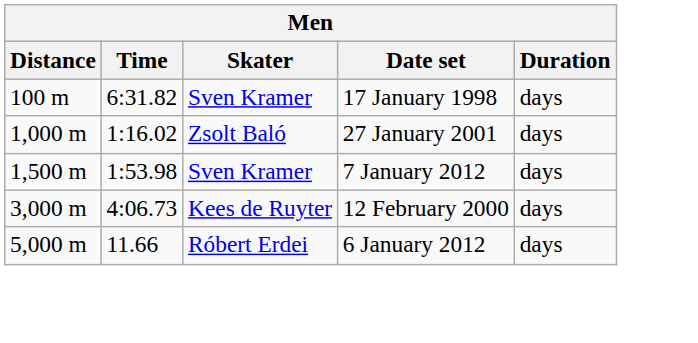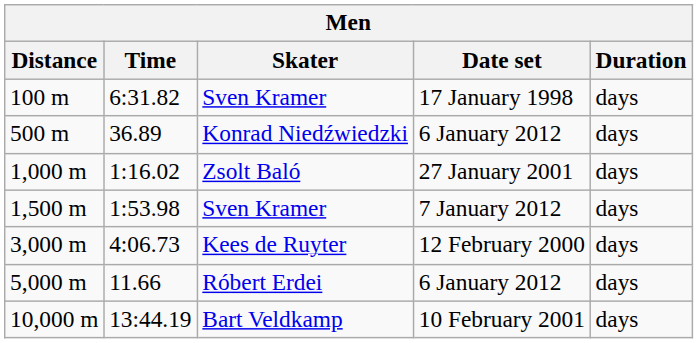+ row: (40, 134)
+ row: (54, 319)
